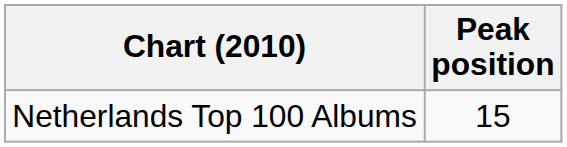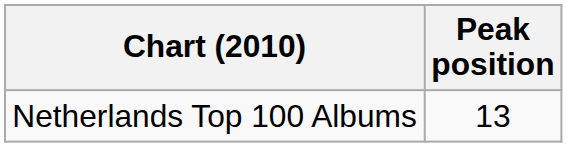(493, 115) 15 -> (493, 115) 13
